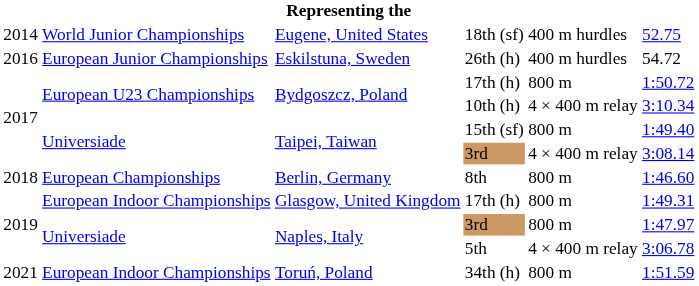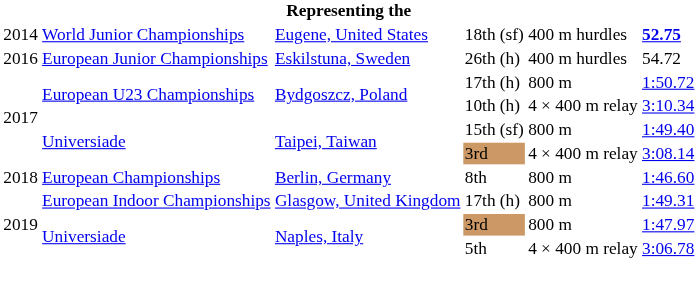(661, 34) normal -> (661, 34) bold
- row: (324, 272)
